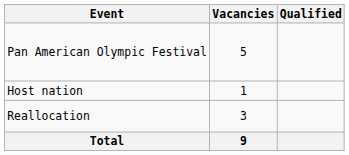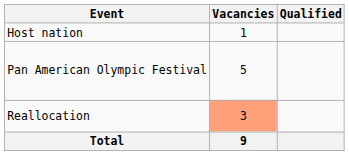rows swapped: (45, 91) <-> (107, 52)
(243, 116) no background -> (243, 116) lightsalmon background
